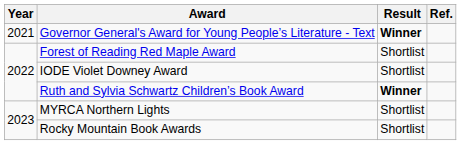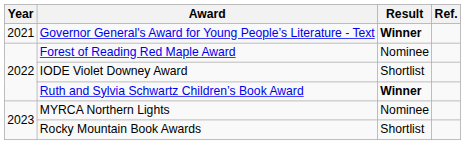(402, 52) Shortlist -> (405, 52) Nominee
(402, 110) Shortlist -> (405, 110) Nominee
